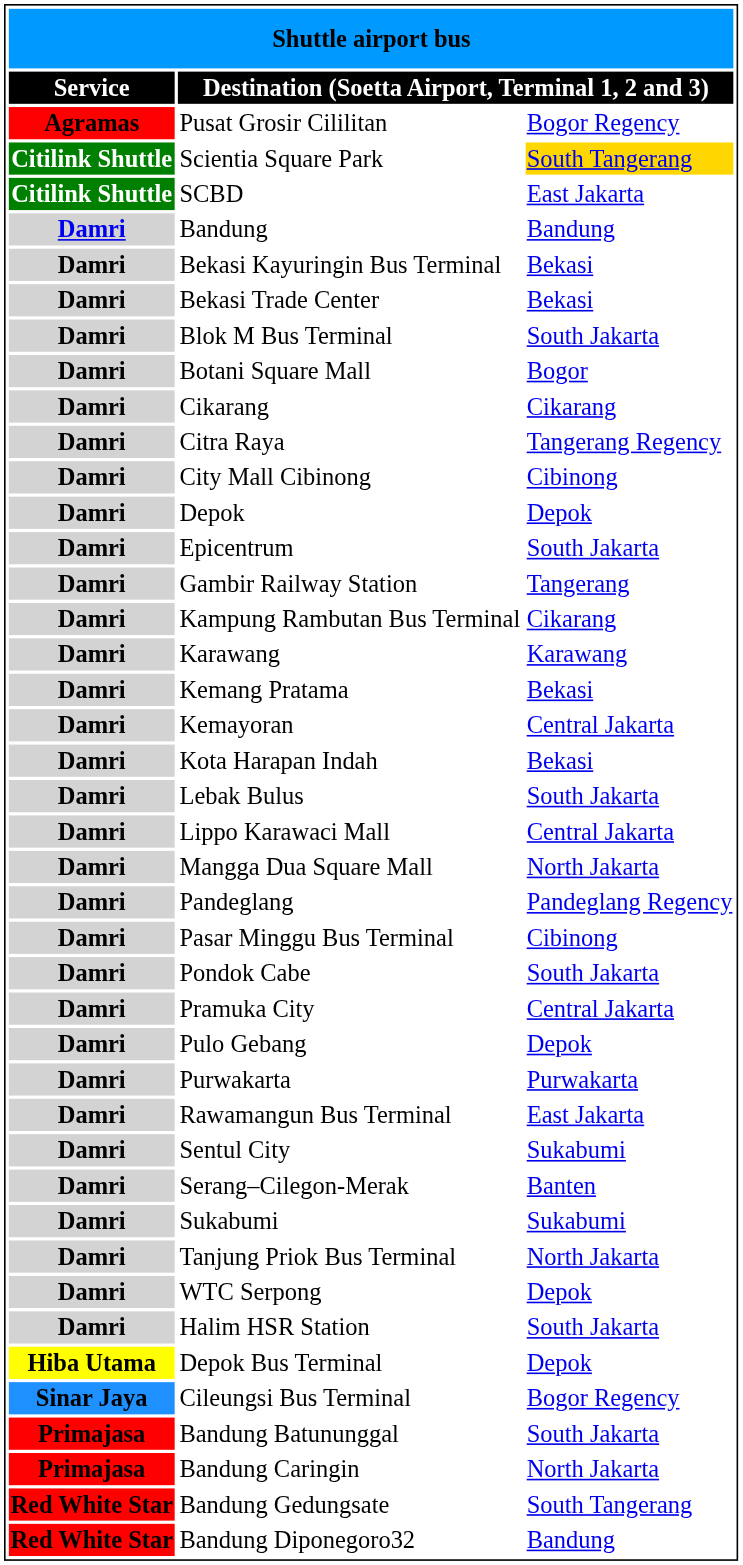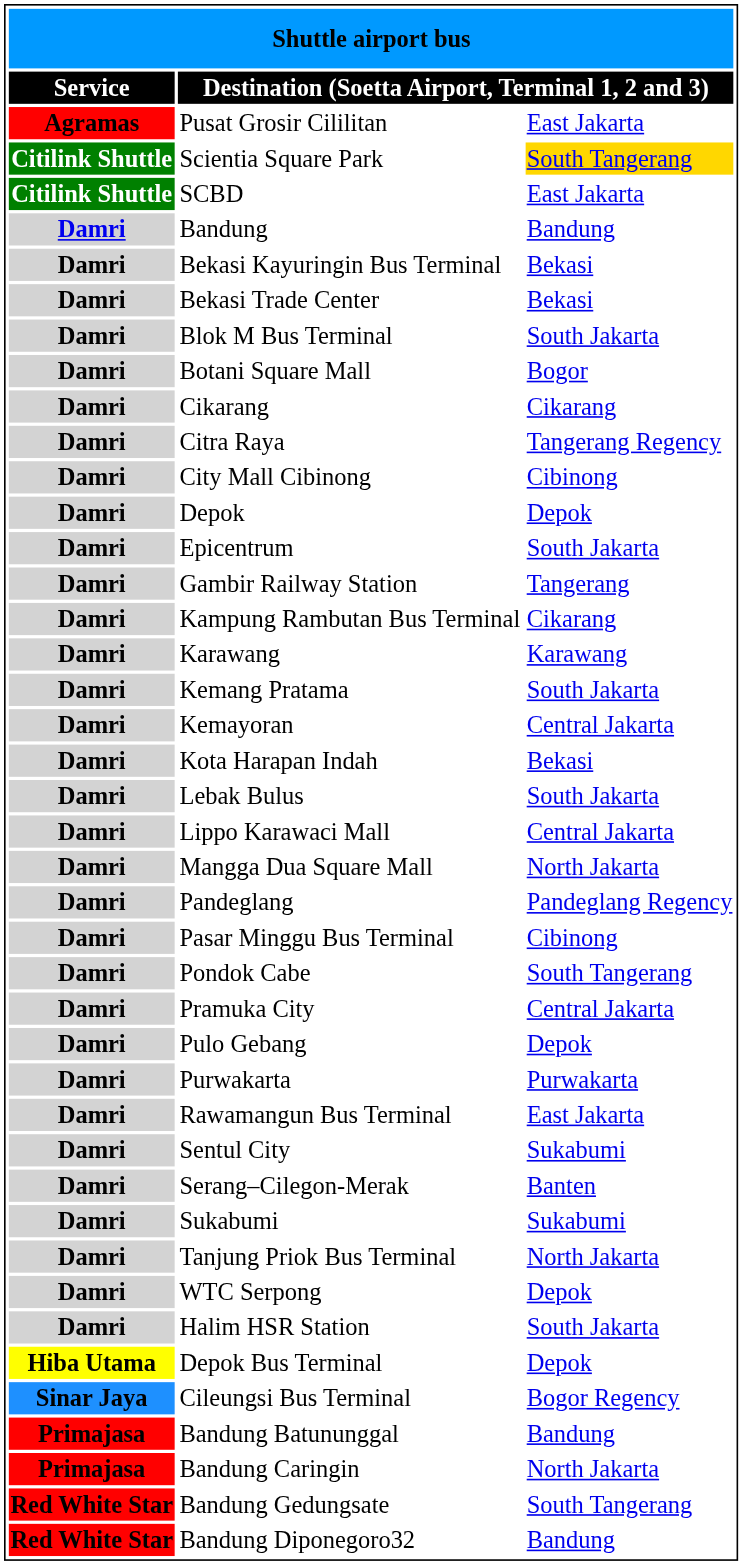(603, 122) Bogor Regency -> (585, 122) East Jakarta
(560, 689) Bekasi -> (593, 689) South Jakarta
(593, 972) South Jakarta -> (609, 972) South Tangerang
(593, 1433) South Jakarta -> (571, 1433) Bandung
